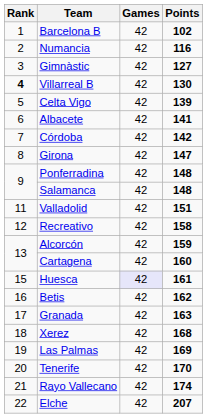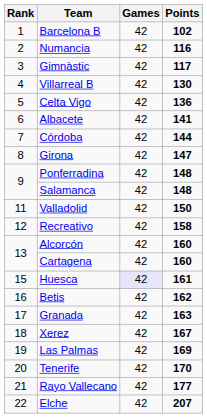(182, 66) 127 -> (182, 66) 117
(21, 84) bold -> (21, 84) normal
(182, 102) 139 -> (182, 102) 136
(182, 137) 142 -> (182, 137) 144
(182, 208) 151 -> (182, 208) 150
(182, 244) 159 -> (182, 244) 160
(182, 333) 168 -> (182, 333) 167
(182, 386) 174 -> (182, 386) 177
